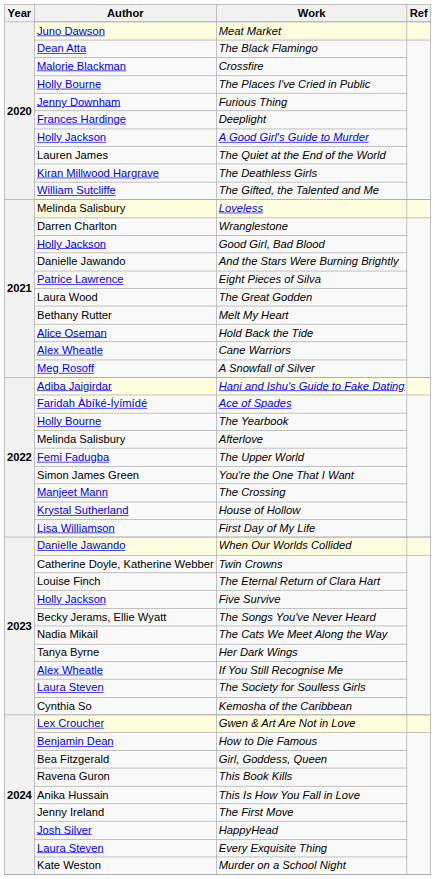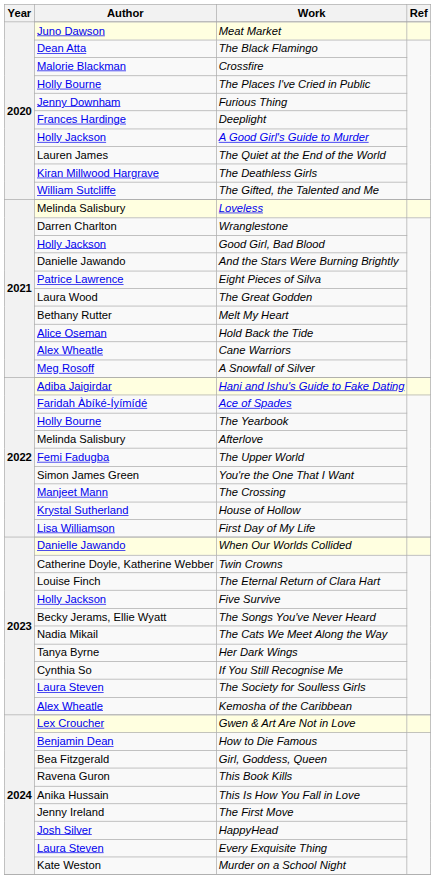(70, 670) Alex Wheatle -> (64, 670) Cynthia So
(64, 706) Cynthia So -> (70, 706) Alex Wheatle
